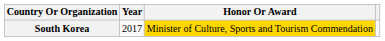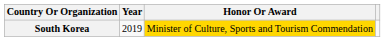(132, 28) 2017 -> (132, 28) 2019
